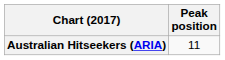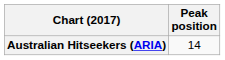(194, 45) 11 -> (194, 45) 14
